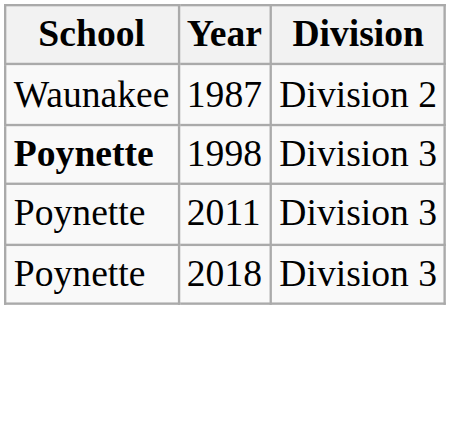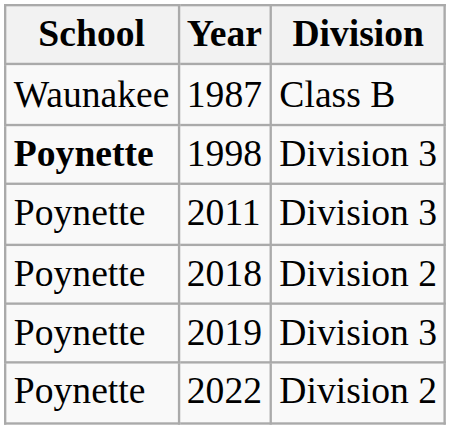(358, 93) Division 2 -> (337, 93) Class B
(358, 272) Division 3 -> (358, 272) Division 2
+ row: (224, 332)
+ row: (224, 392)
